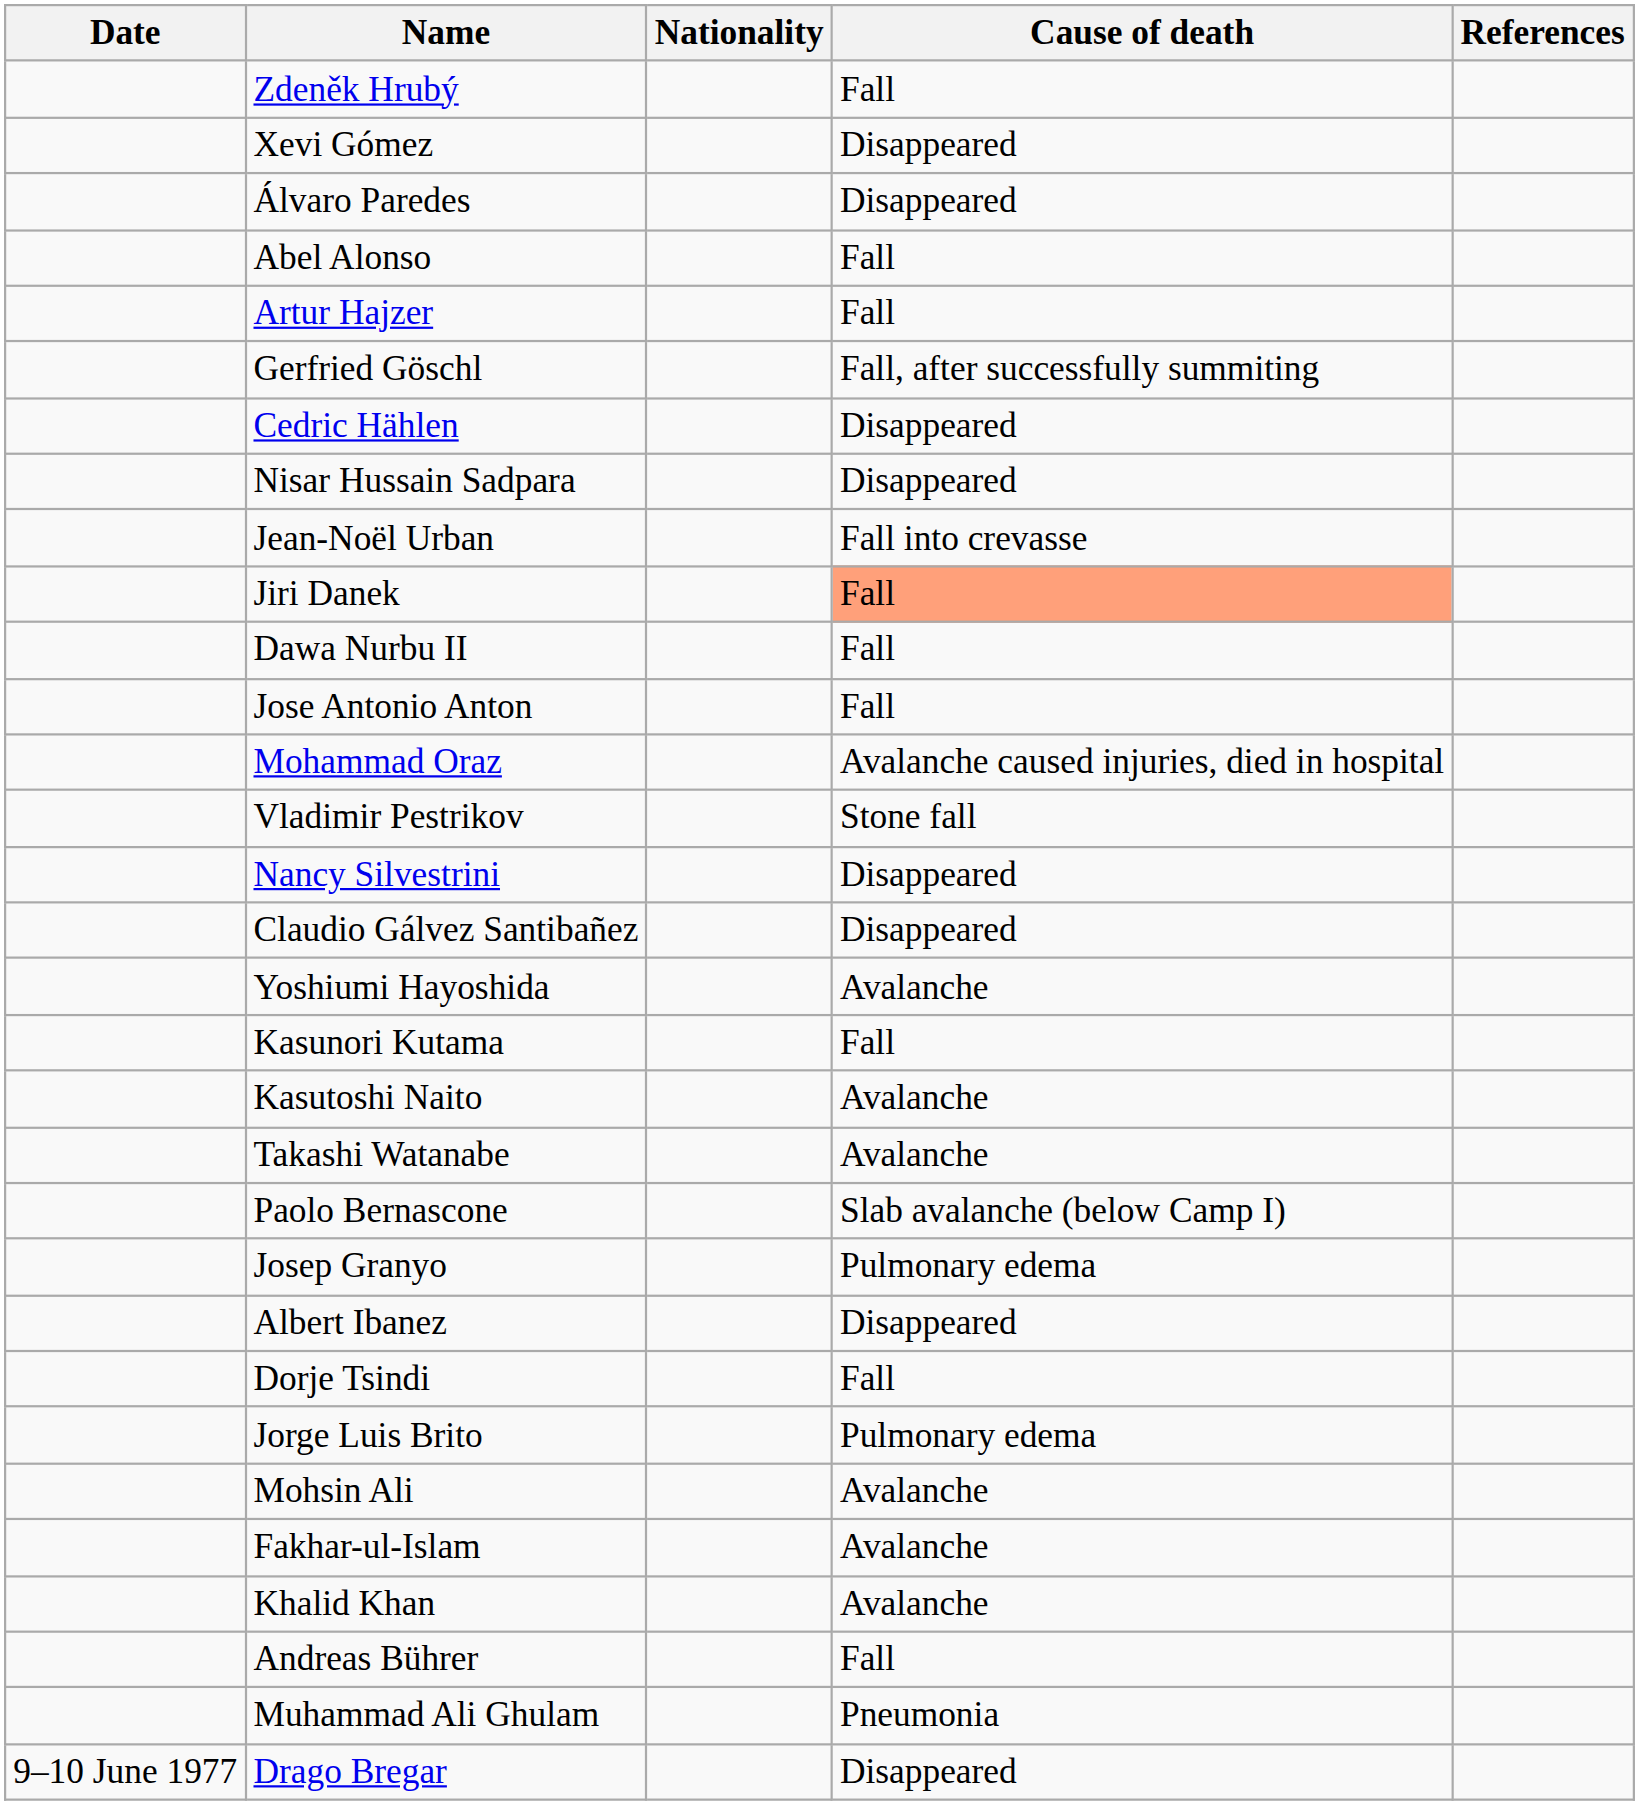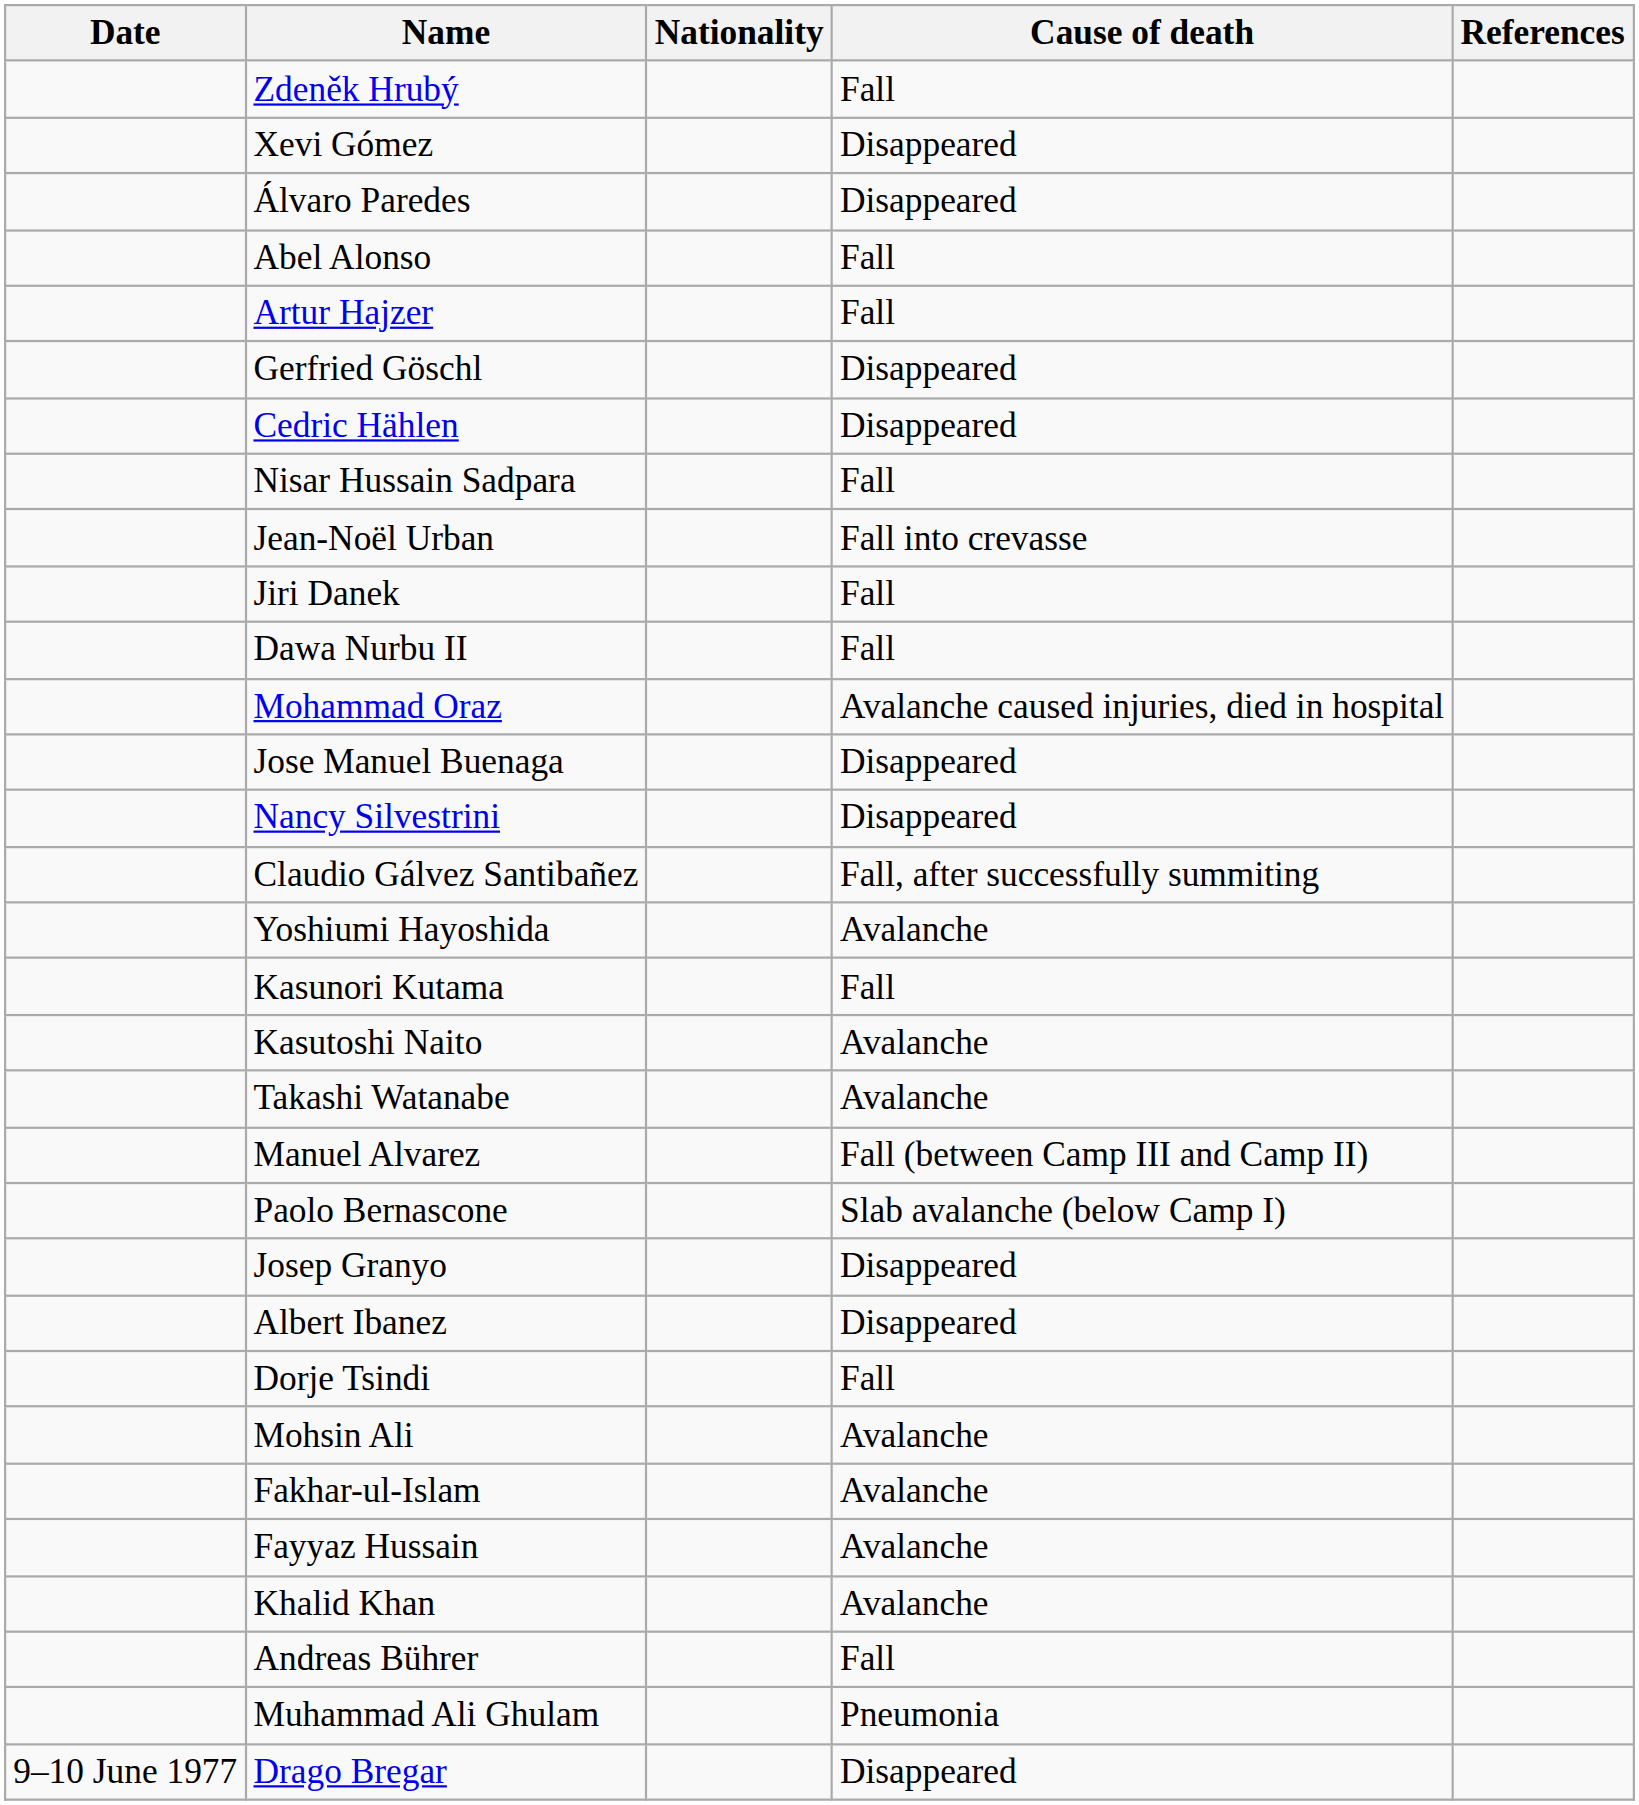(1080, 369) Fall, after successfully summiting -> (928, 369) Disappeared
(928, 481) Disappeared -> (867, 481) Fall
(867, 593) lightsalmon background -> (867, 593) no background
- row: (393, 705)
- row: (389, 817)
+ row: (409, 761)
(928, 929) Disappeared -> (1080, 873) Fall, after successfully summiting
+ row: (367, 1154)
(968, 1266) Pulmonary edema -> (928, 1266) Disappeared
- row: (368, 1434)
+ row: (366, 1546)
